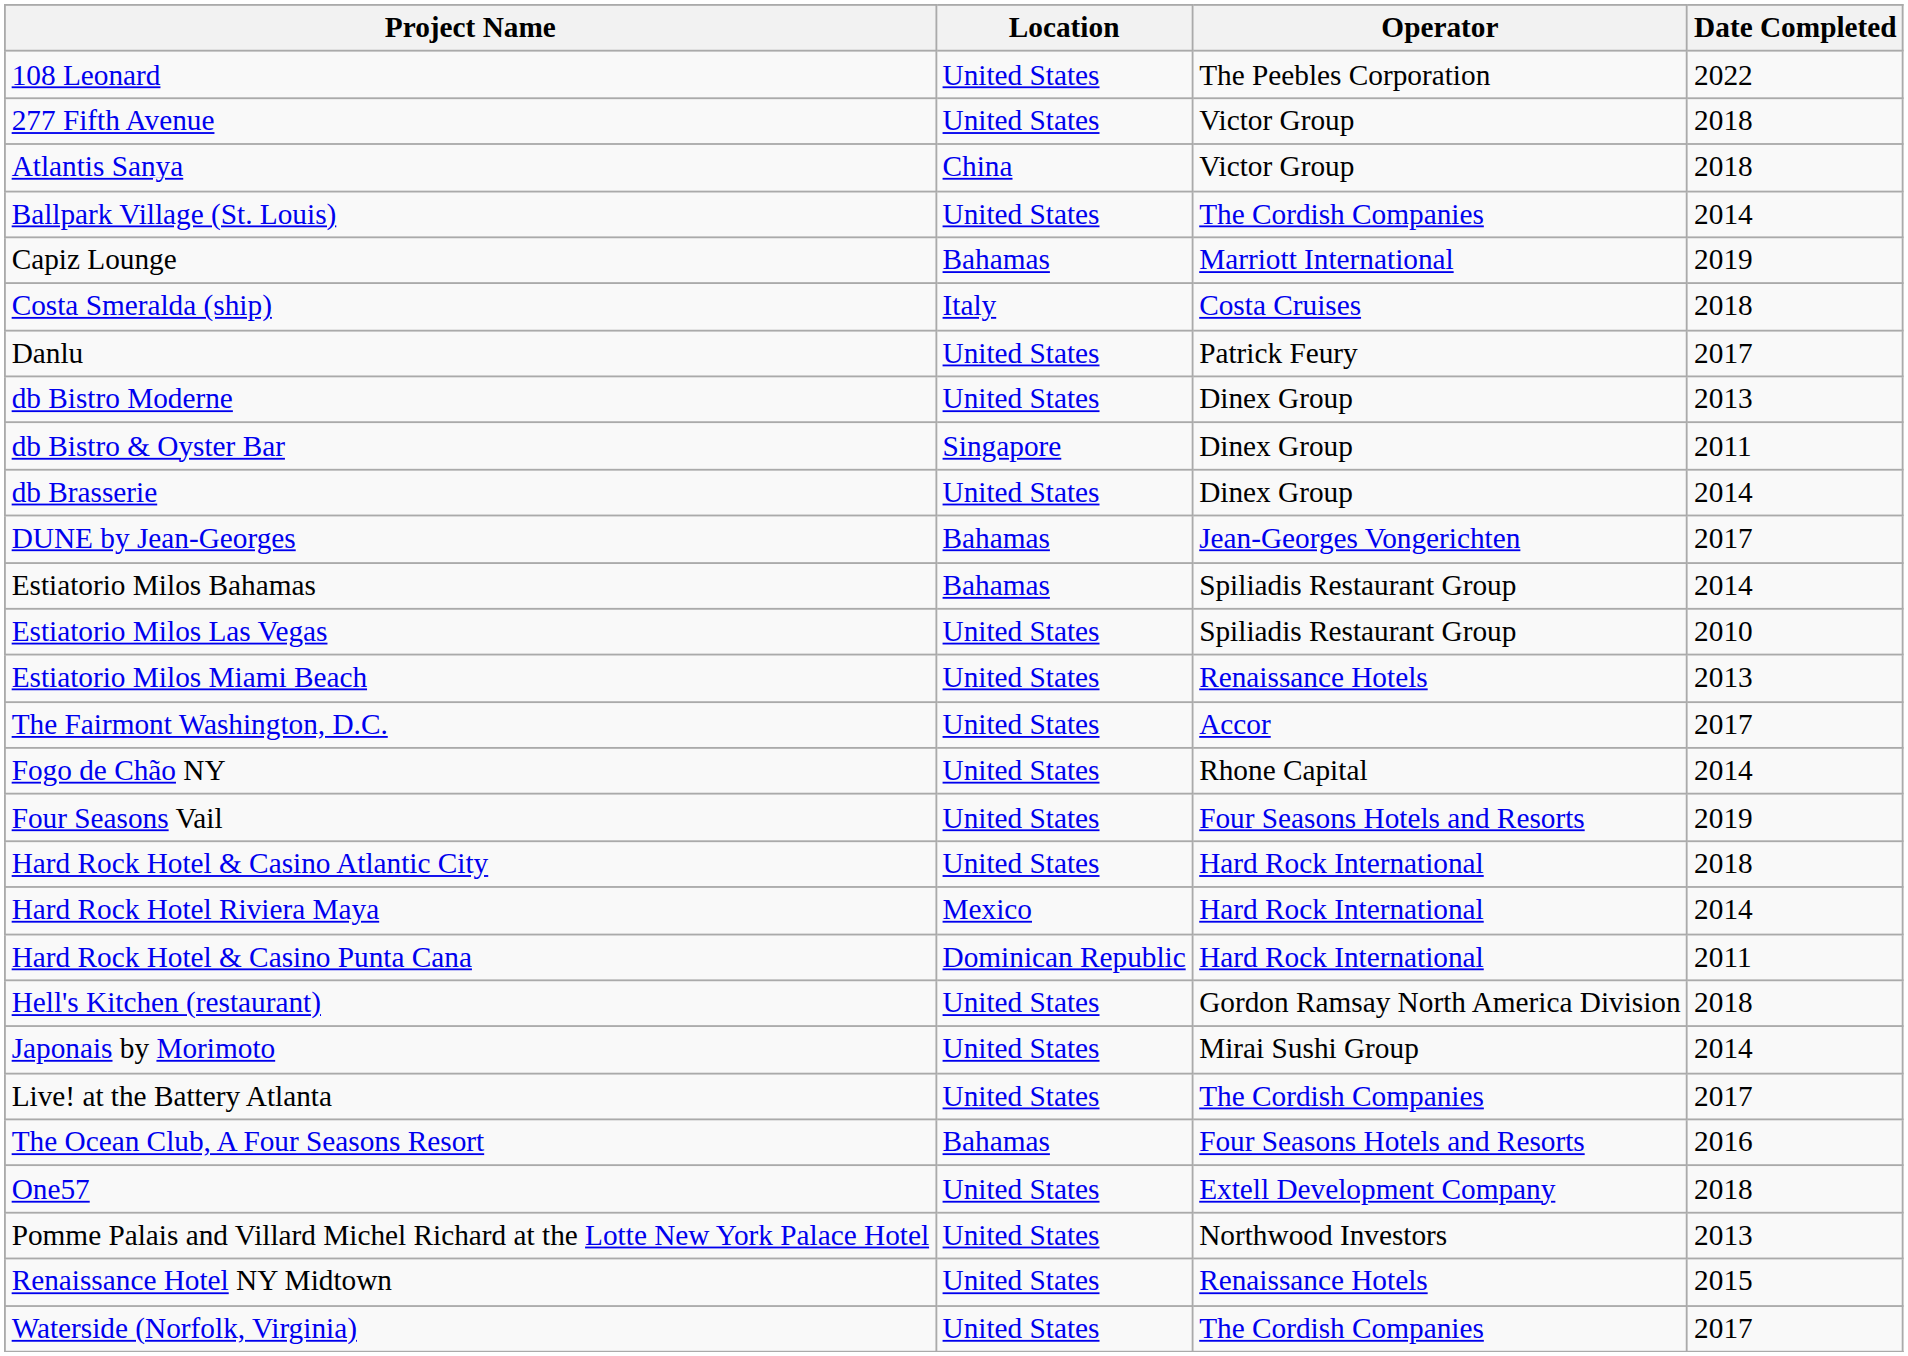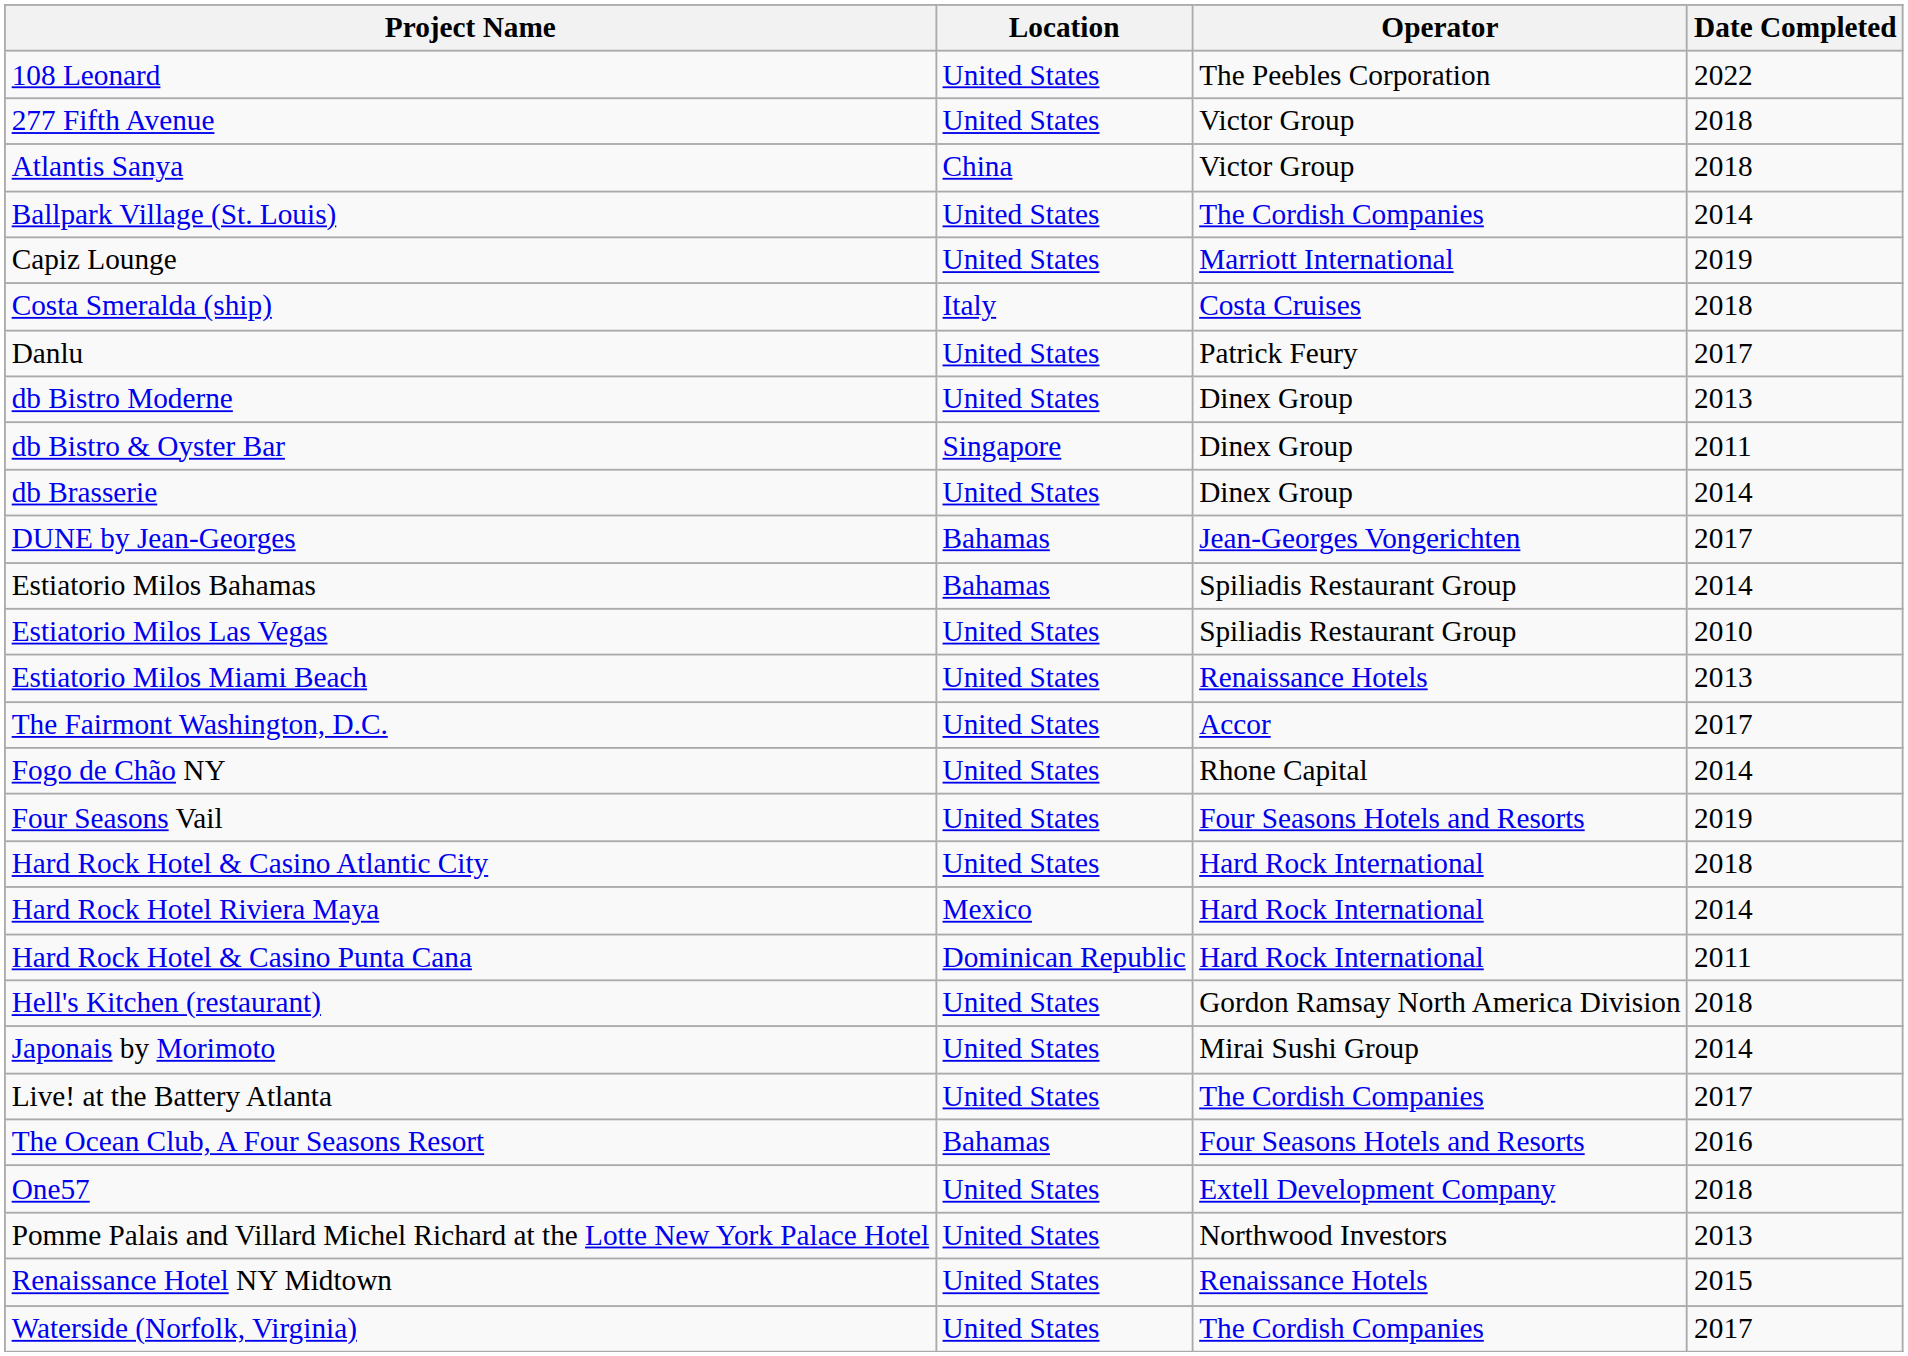(996, 259) Bahamas -> (1021, 259) United States
